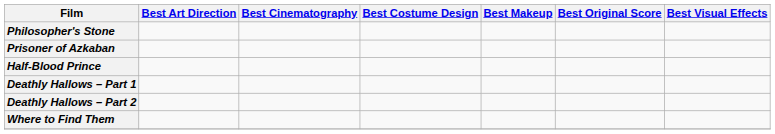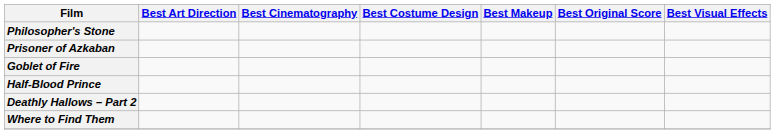+ row: (43, 66)
- row: (72, 84)
